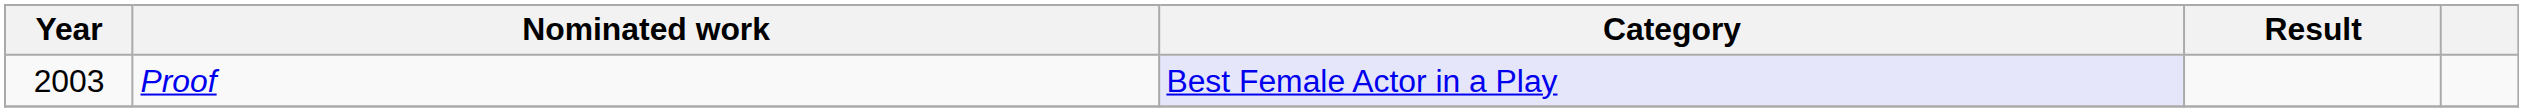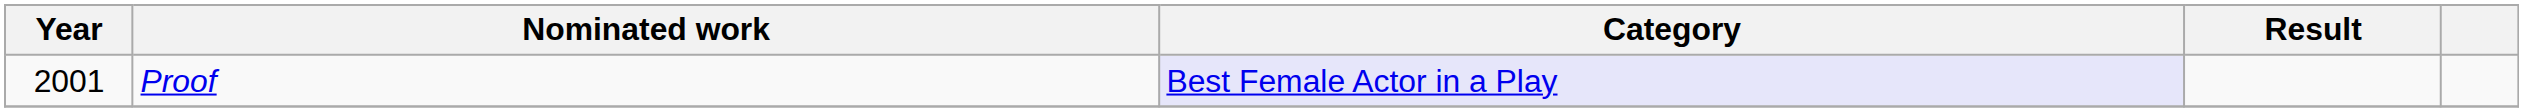(69, 80) 2003 -> (69, 80) 2001
